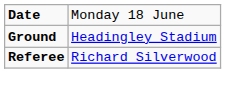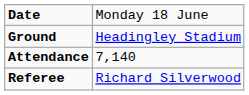+ row: (48, 58)
